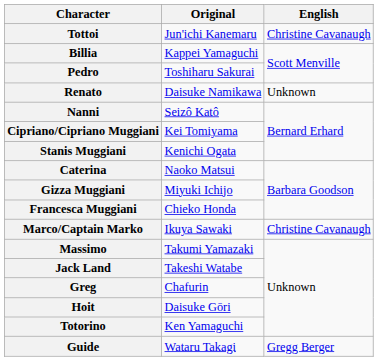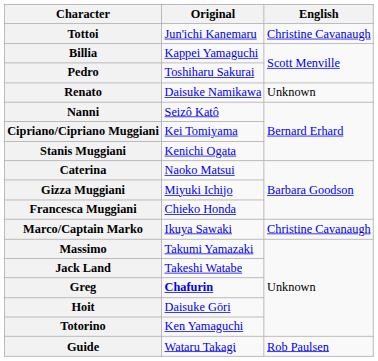(186, 287) normal -> (189, 287) bold
(301, 346) Gregg Berger -> (298, 346) Rob Paulsen
